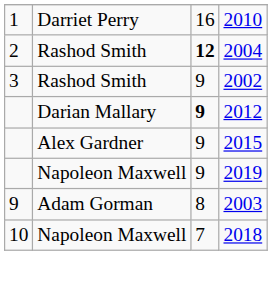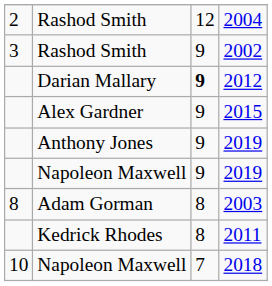- row: (88, 19)
(205, 50) bold -> (205, 19) normal
+ row: (95, 142)
(14, 204) 9 -> (14, 204) 8
+ row: (100, 234)
